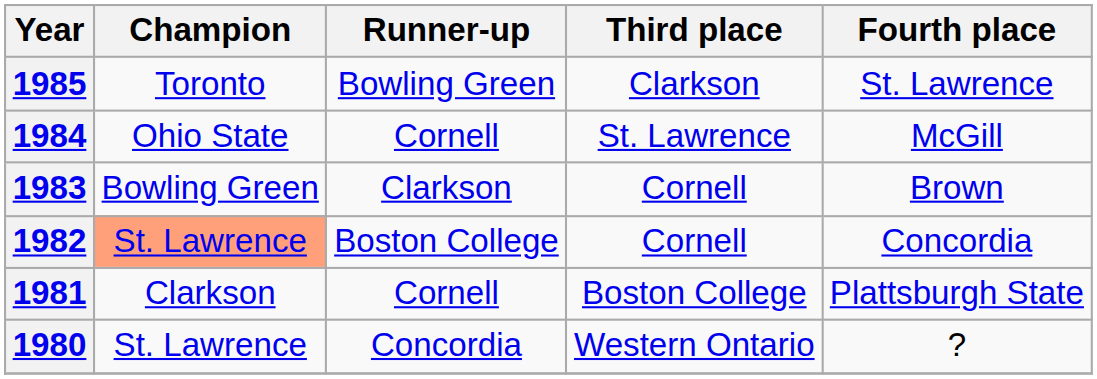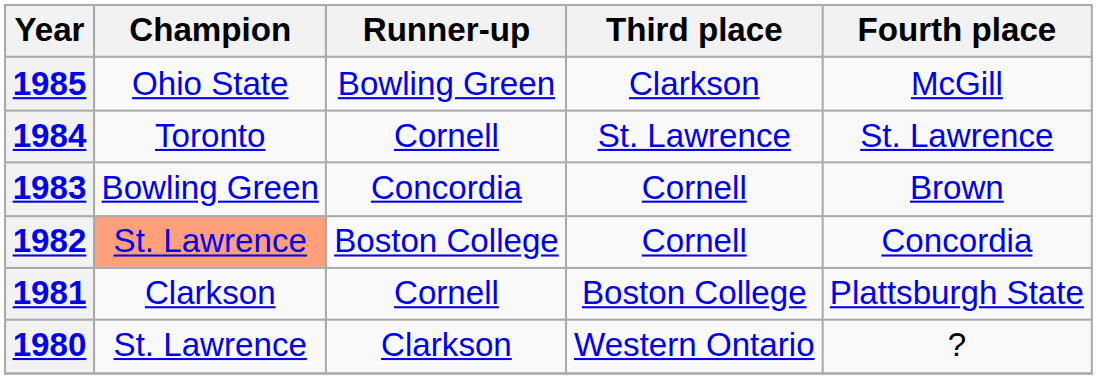(210, 83) Toronto -> (210, 83) Ohio State
(957, 83) St. Lawrence -> (957, 83) McGill
(210, 135) Ohio State -> (210, 135) Toronto
(957, 135) McGill -> (957, 135) St. Lawrence
(446, 188) Clarkson -> (446, 188) Concordia
(446, 345) Concordia -> (446, 345) Clarkson
